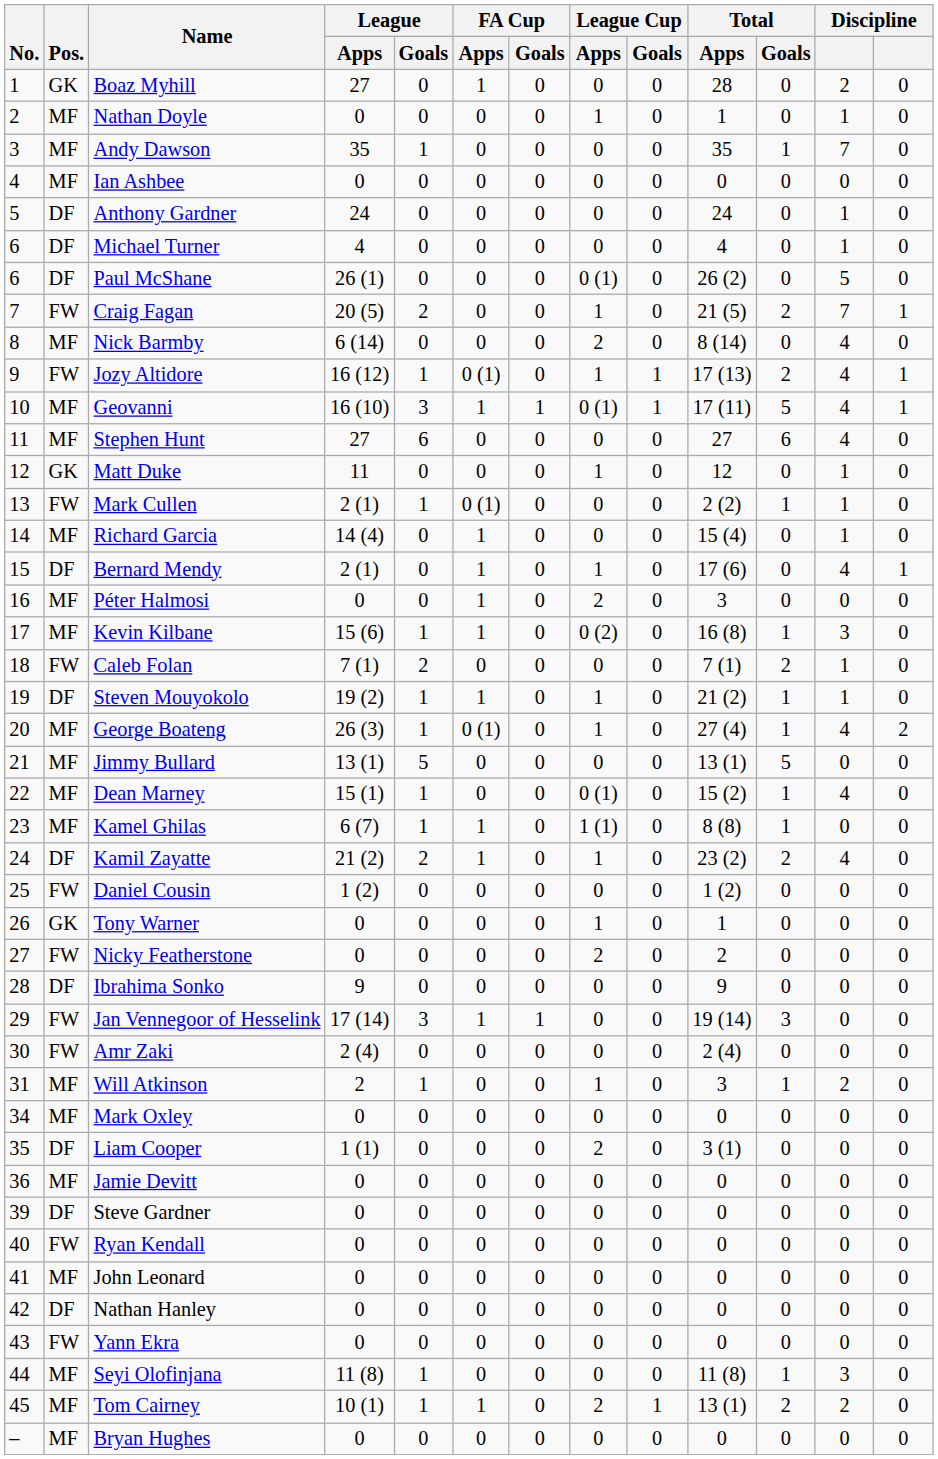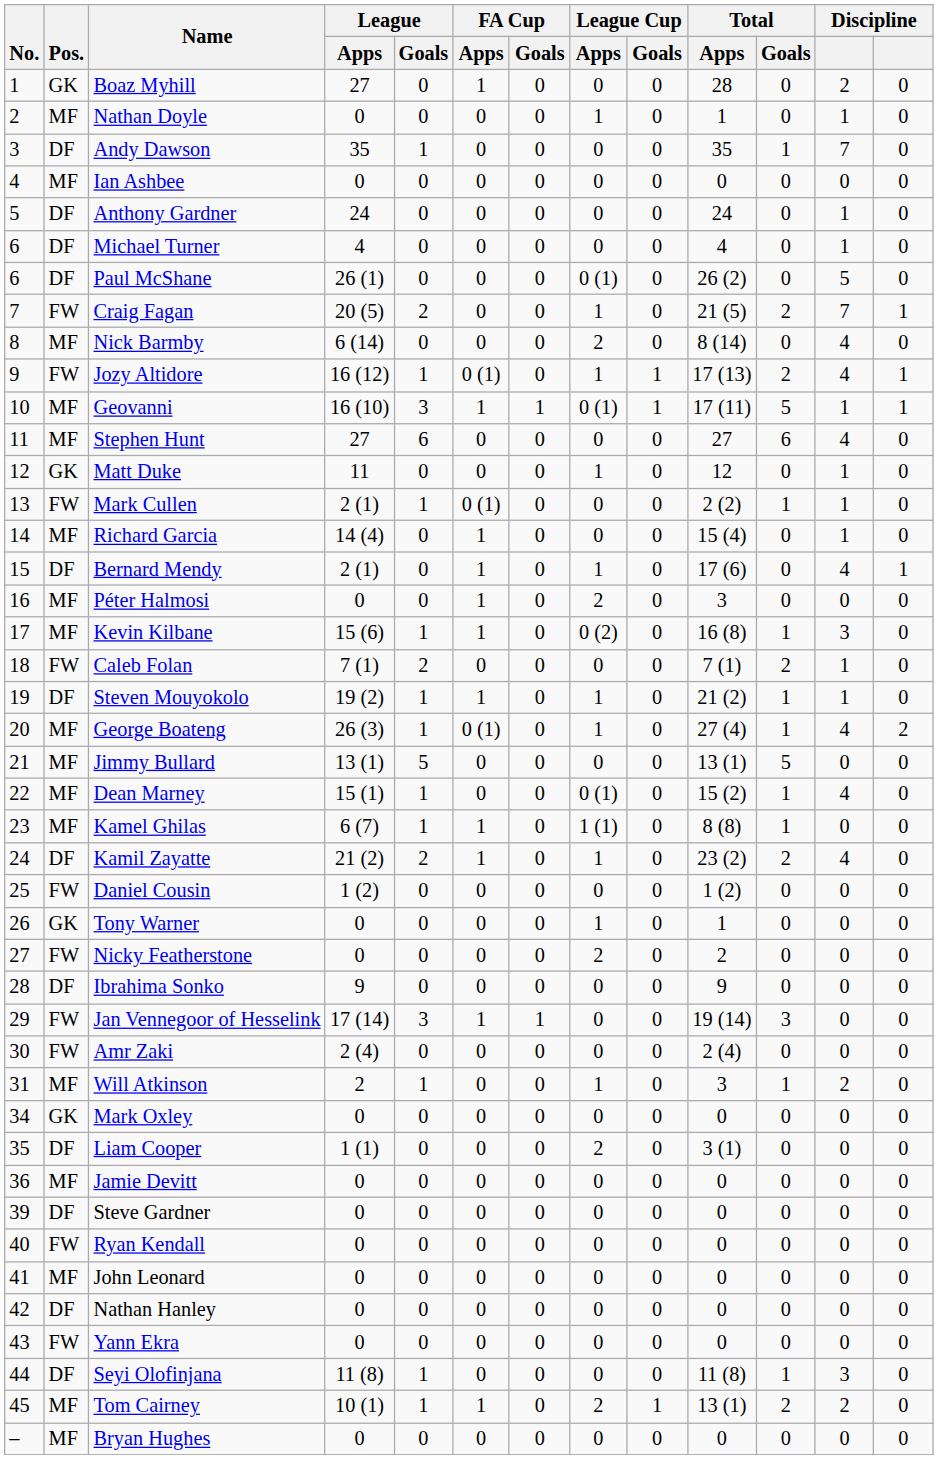(63, 149) MF -> (62, 149) DF
(845, 407) 4 -> (845, 407) 1
(63, 1116) MF -> (63, 1116) GK
(63, 1374) MF -> (62, 1374) DF
